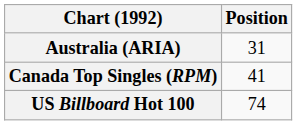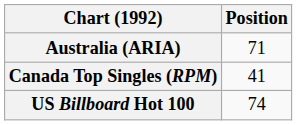(257, 47) 31 -> (257, 47) 71
